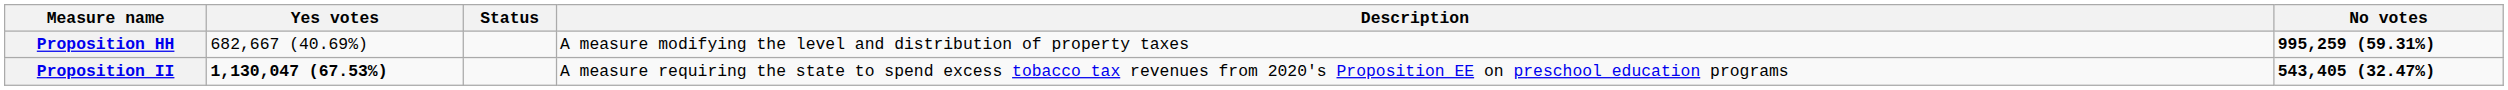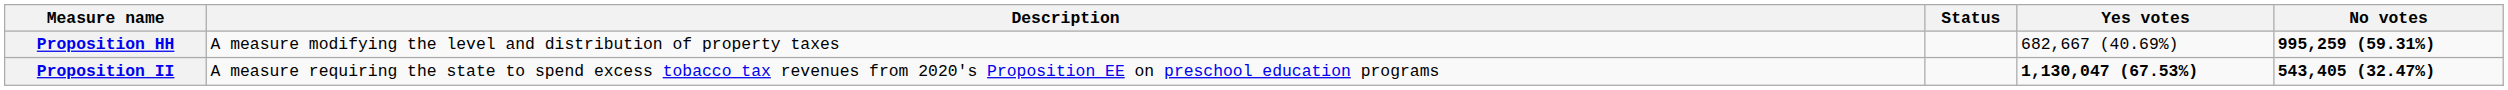columns swapped: (1415, 18) <-> (335, 18)
